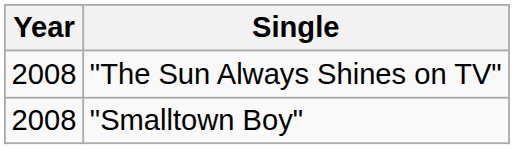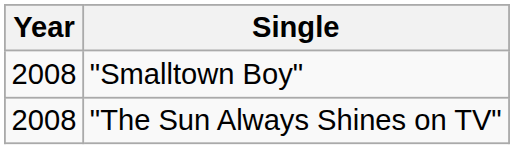rows swapped: (196, 119) <-> (296, 73)
